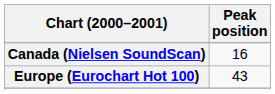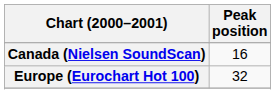(240, 76) 43 -> (240, 76) 32
